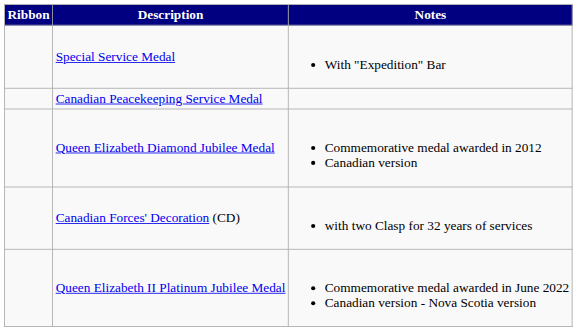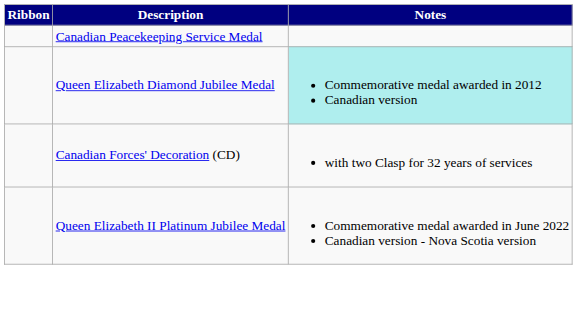- row: (115, 56)
(430, 155) no background -> (430, 93) paleturquoise background
